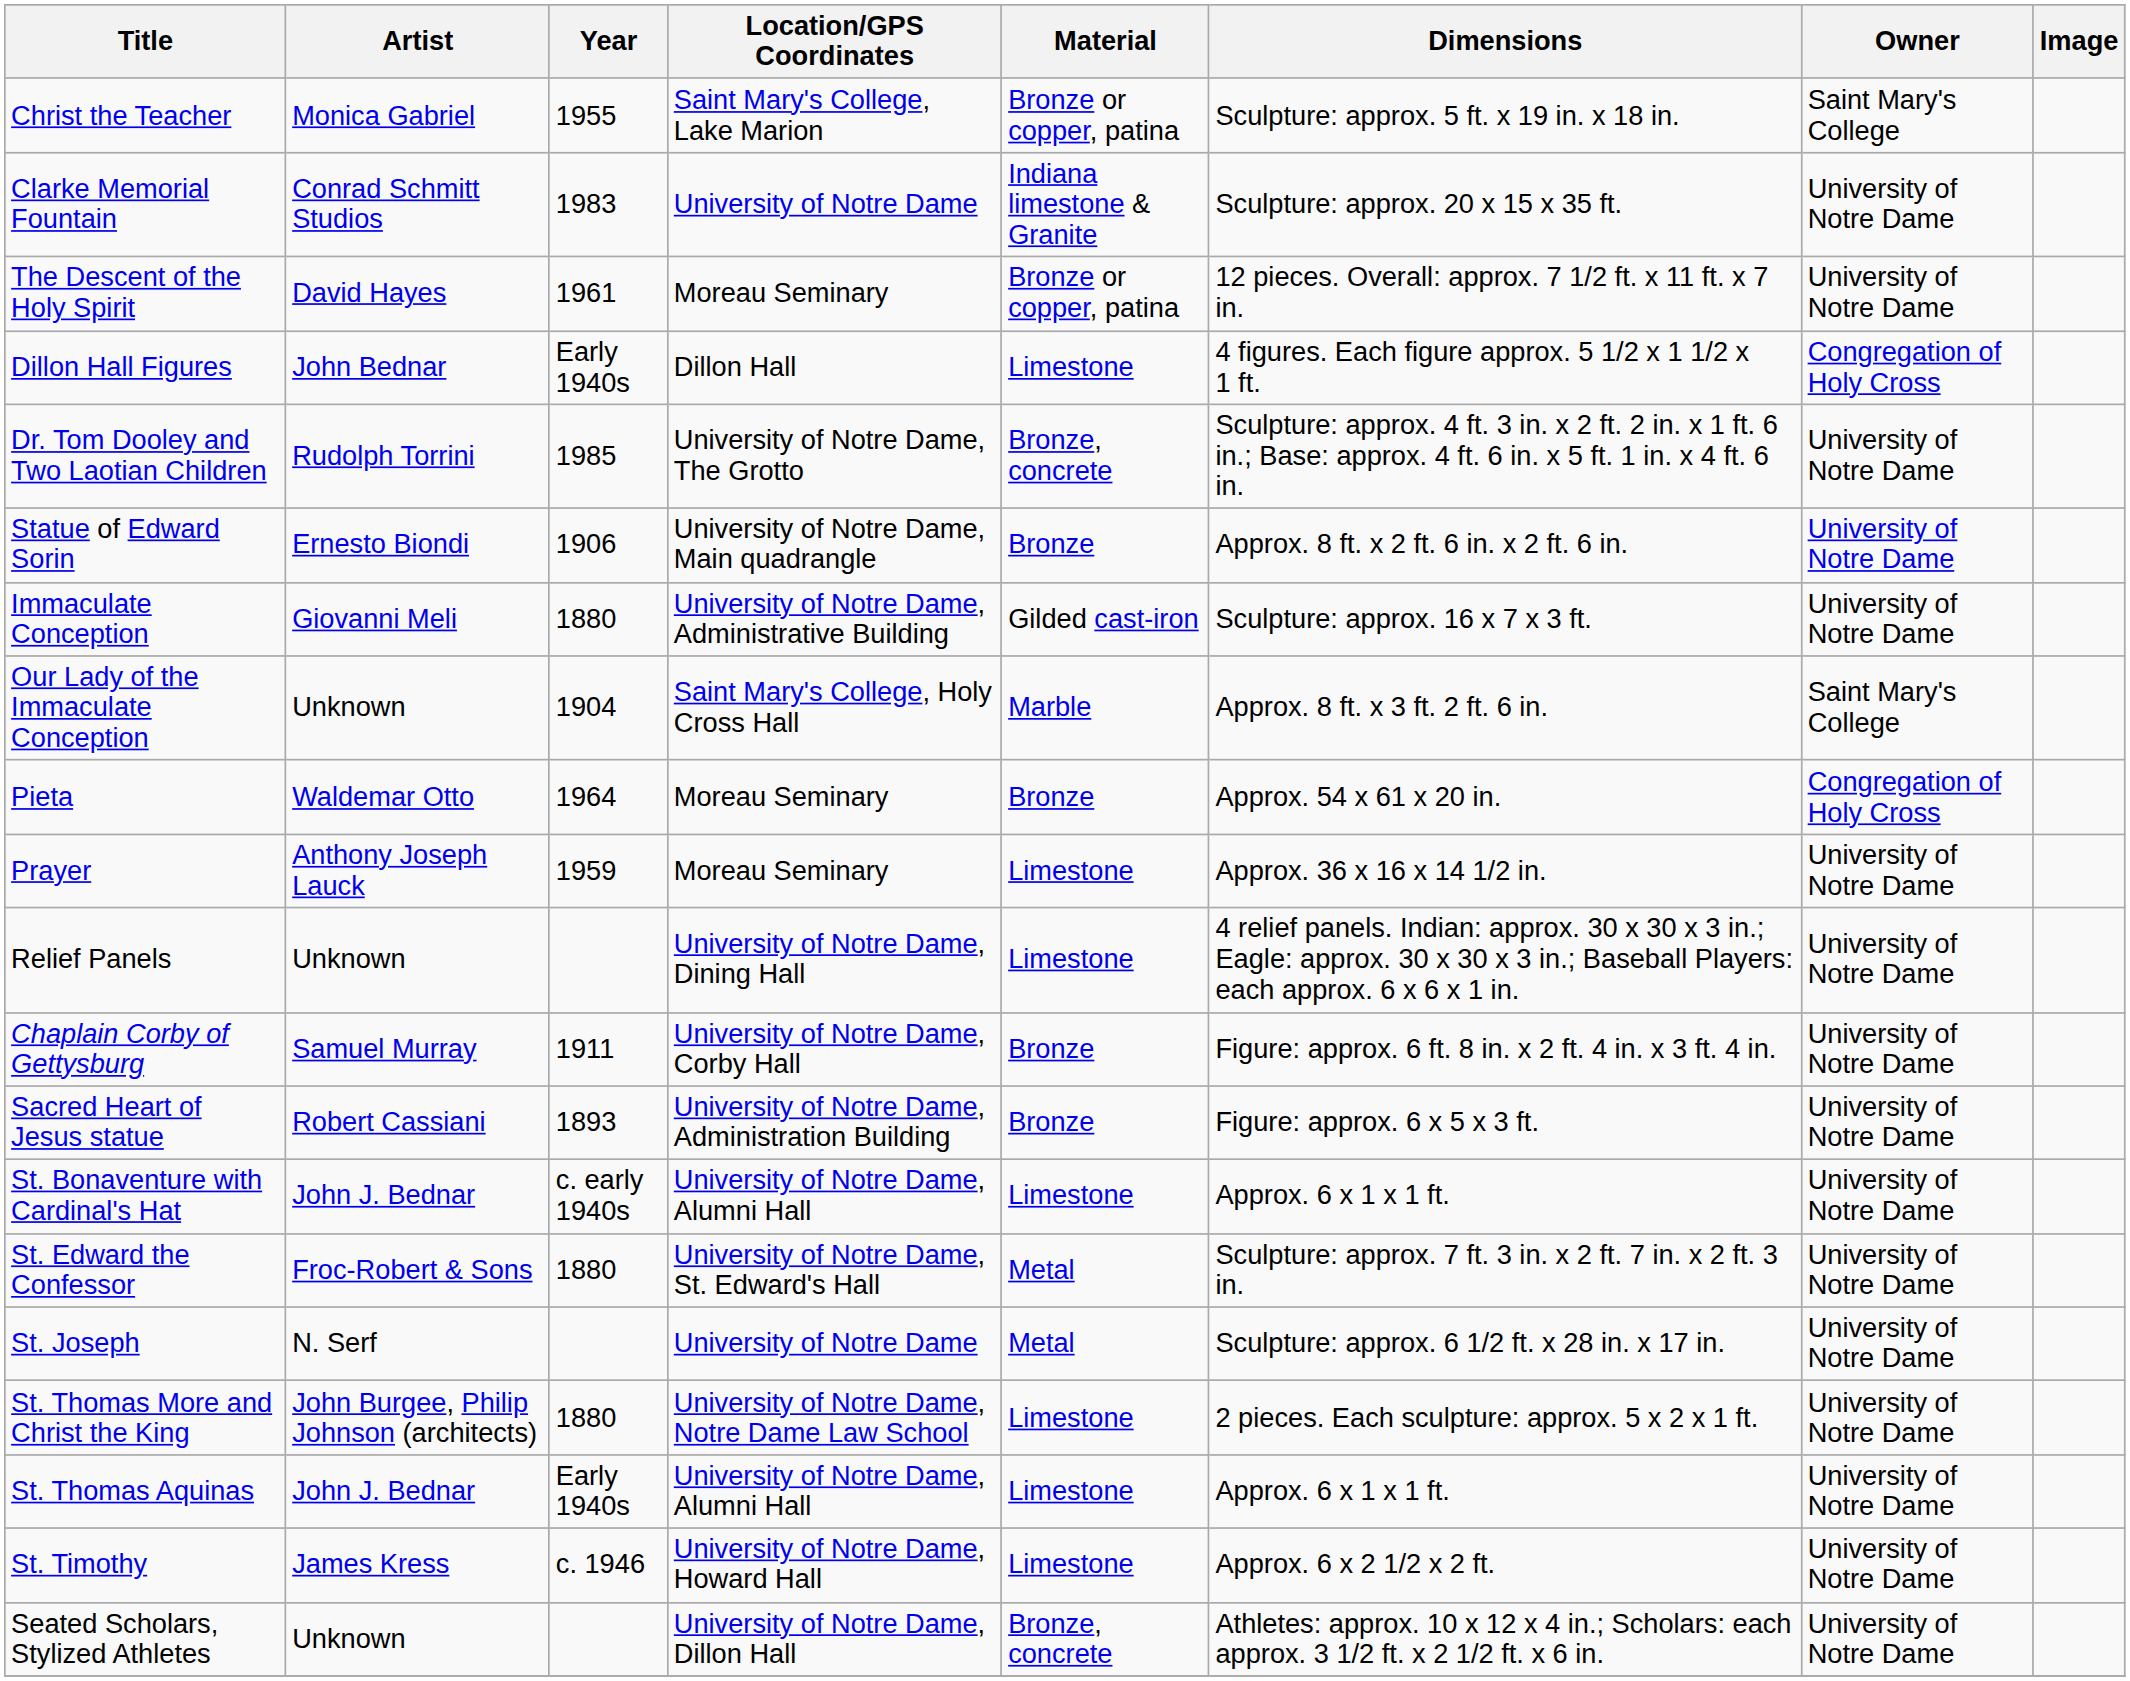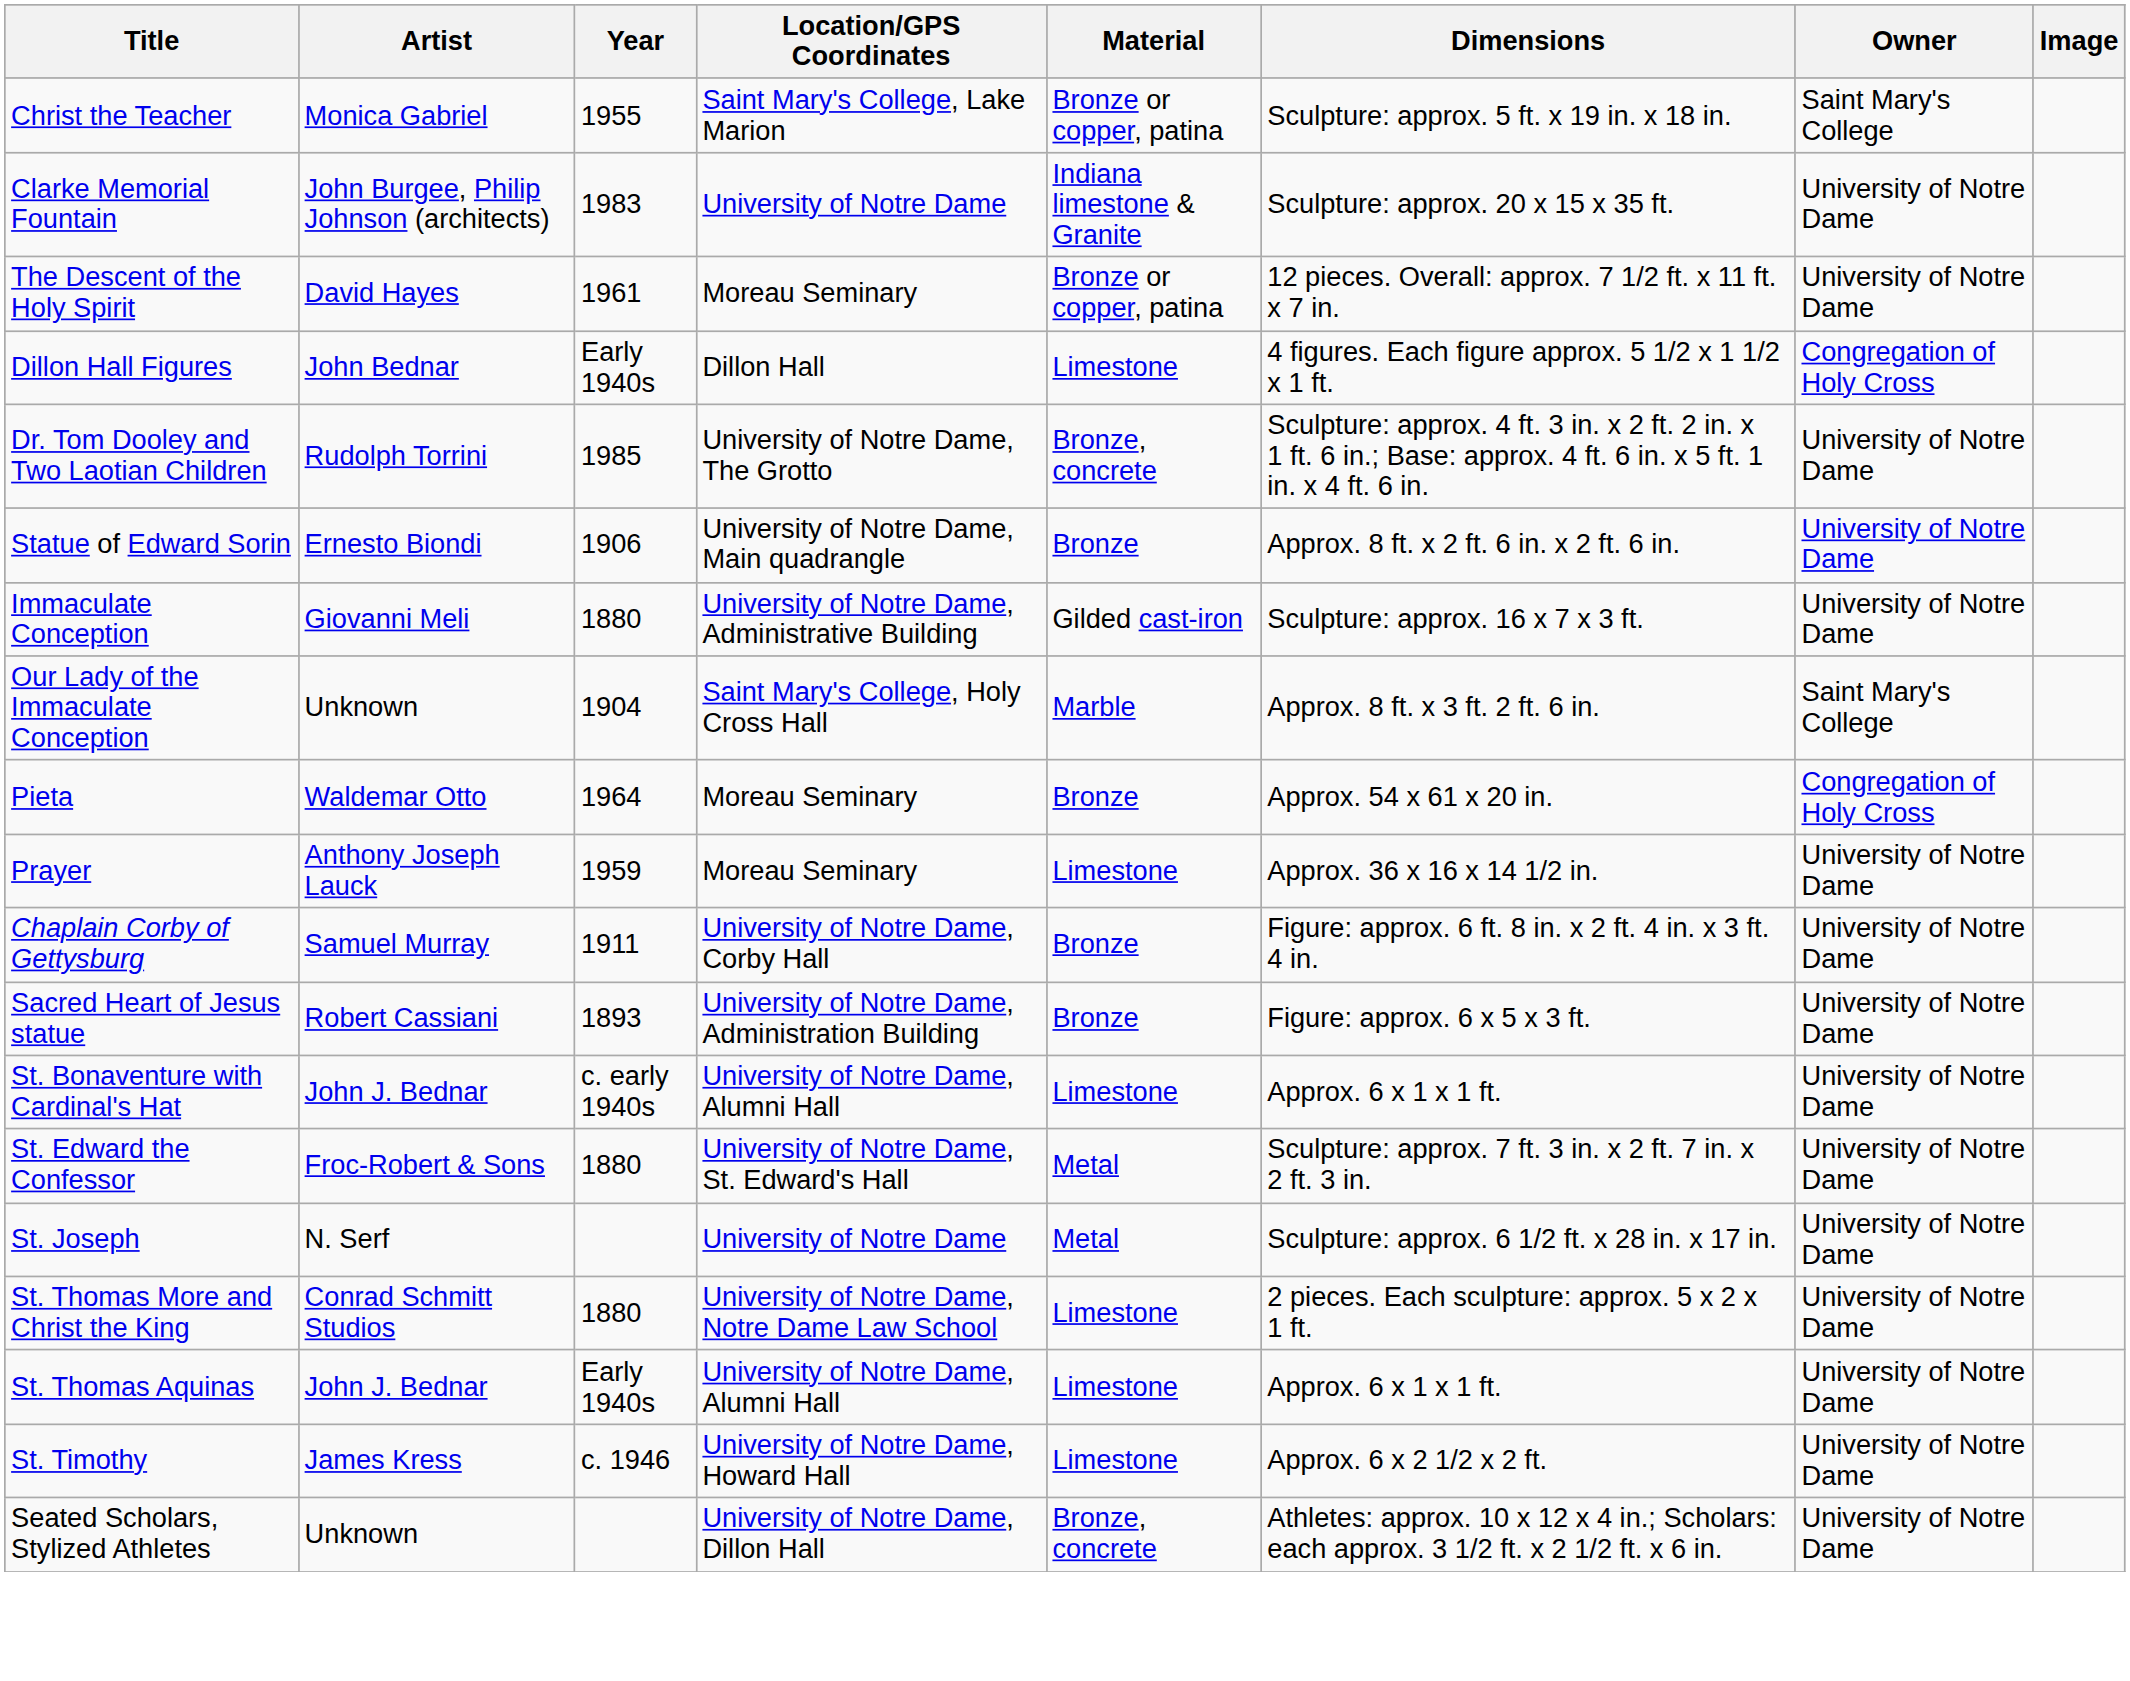(386, 204) Conrad Schmitt Studios -> (427, 204) John Burgee, Philip Johnson (architects)
- row: (91, 959)
(415, 1417) John Burgee, Philip Johnson (architects) -> (398, 1312) Conrad Schmitt Studios
